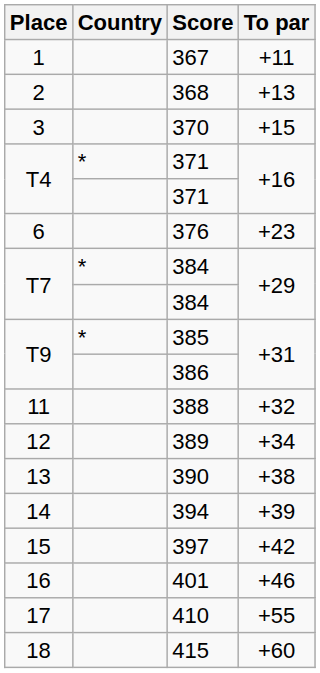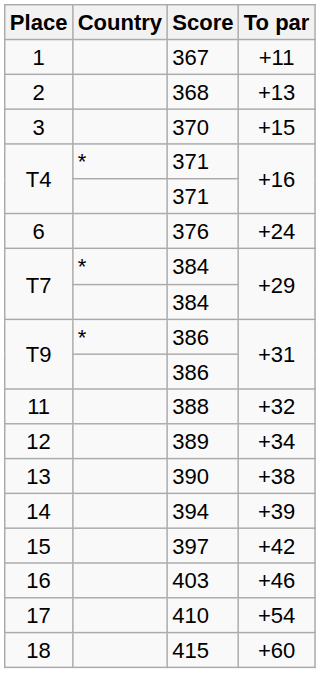(277, 232) +23 -> (277, 232) +24
(191, 336) 385 -> (191, 336) 386
(191, 581) 401 -> (191, 581) 403
(277, 615) +55 -> (277, 615) +54
